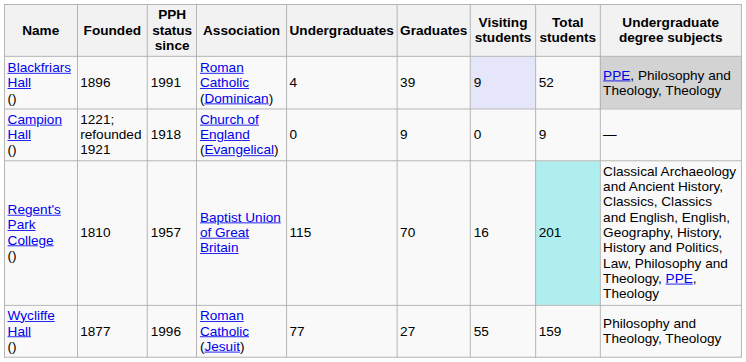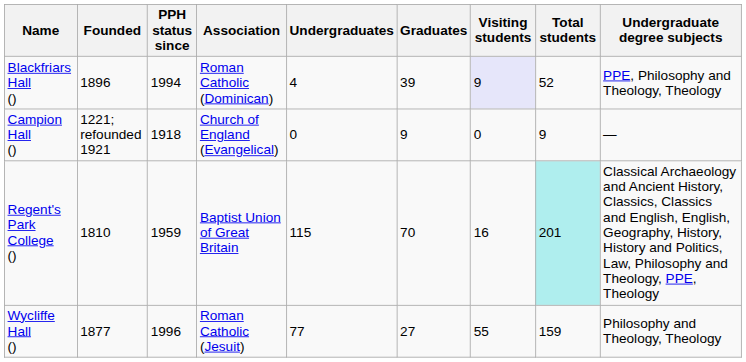(166, 82) 1991 -> (166, 82) 1994
(667, 82) lightgrey background -> (667, 82) no background
(166, 232) 1957 -> (166, 232) 1959
